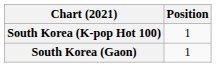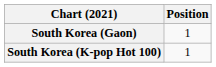rows swapped: (84, 52) <-> (84, 33)
